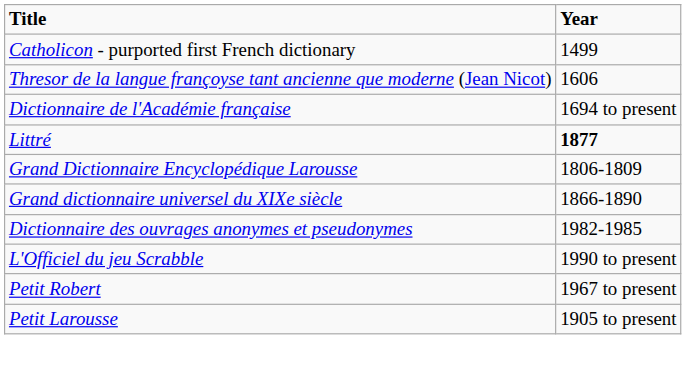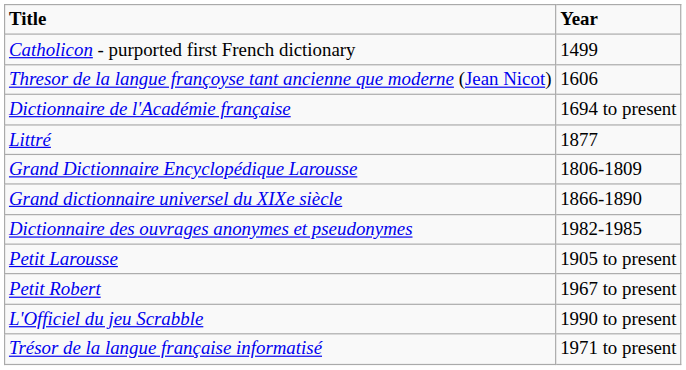(579, 139) bold -> (579, 139) normal
rows swapped: (63, 318) <-> (106, 259)
+ row: (165, 348)
